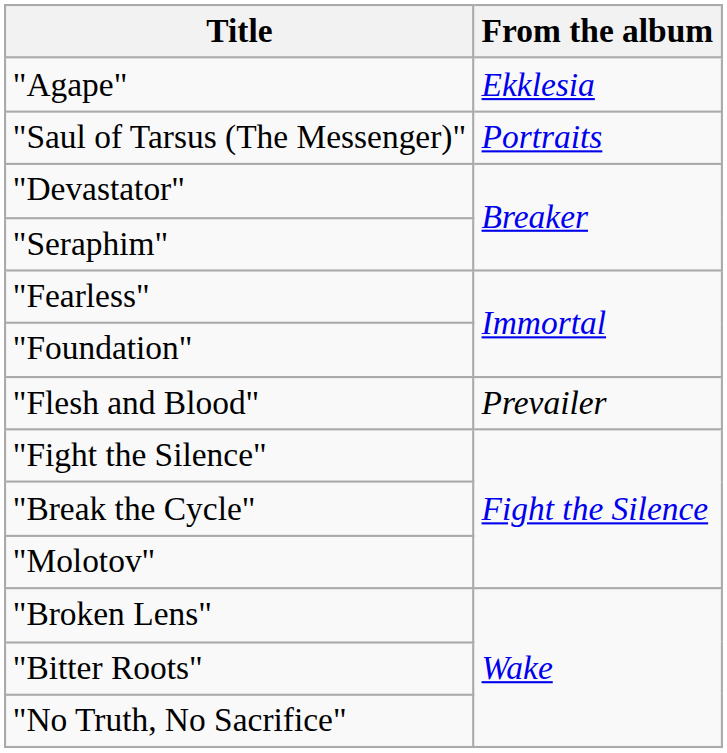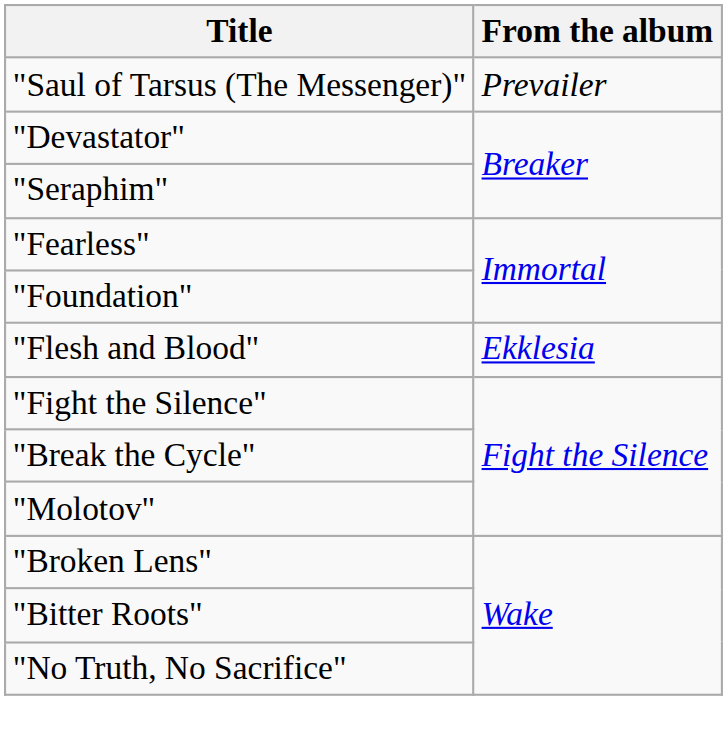- row: (70, 84)
(542, 137) Portraits -> (544, 84) Prevailer
(544, 402) Prevailer -> (538, 349) Ekklesia
